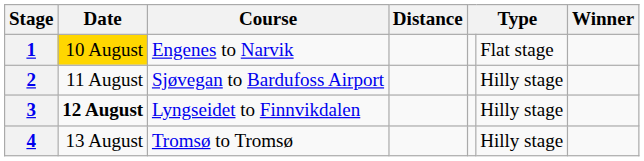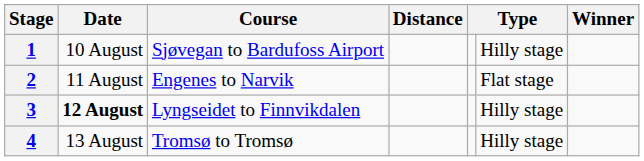(104, 49) gold background -> (104, 49) no background
(223, 49) Engenes to Narvik -> (268, 49) Sjøvegan to Bardufoss Airport
(517, 49) Flat stage -> (522, 49) Hilly stage
(268, 79) Sjøvegan to Bardufoss Airport -> (223, 79) Engenes to Narvik
(522, 79) Hilly stage -> (517, 79) Flat stage
